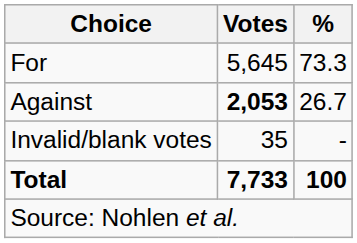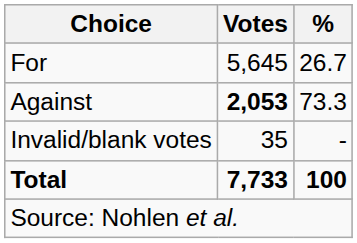(323, 62) 73.3 -> (323, 62) 26.7
(323, 101) 26.7 -> (323, 101) 73.3
